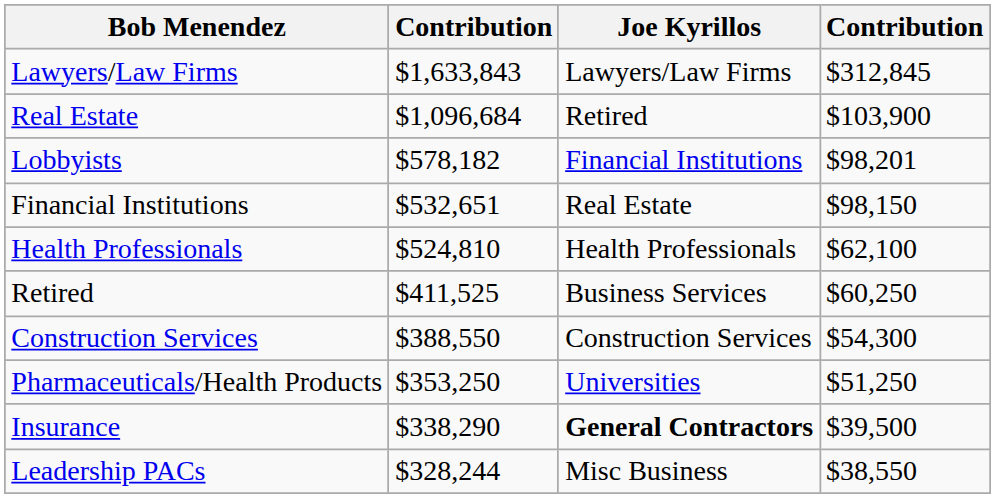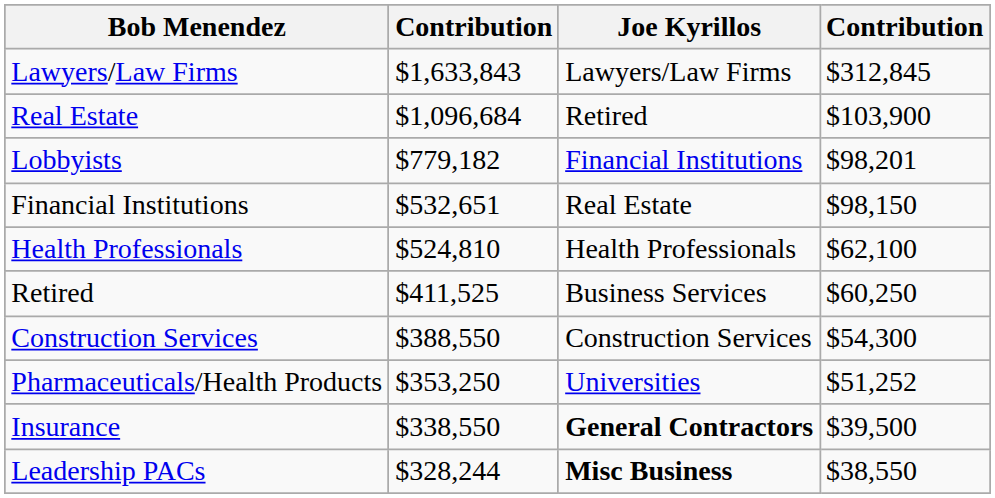(448, 159) $578,182 -> (448, 159) $779,182
(872, 381) $51,250 -> (872, 381) $51,252
(448, 426) $338,290 -> (448, 426) $338,550
(646, 470) normal -> (649, 470) bold
